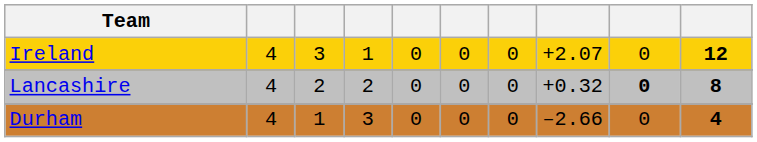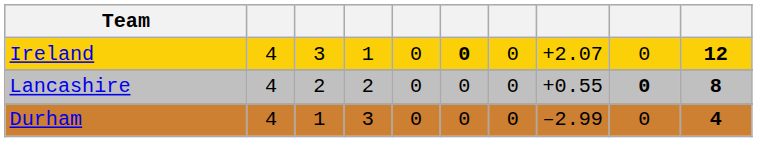(464, 54) normal -> (464, 54) bold
(573, 87) +0.32 -> (573, 87) +0.55
(573, 120) –2.66 -> (573, 120) –2.99
